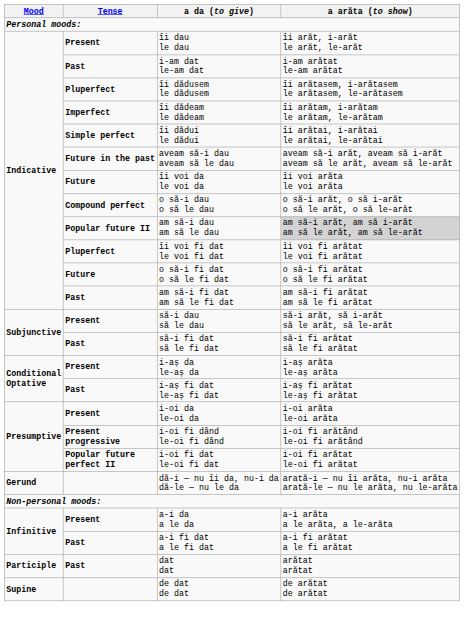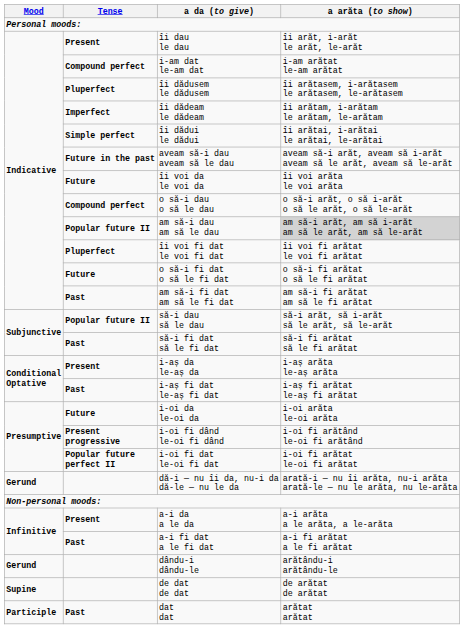(75, 66) Past -> (105, 66) Compound perfect
(83, 321) Present -> (108, 321) Popular future II
(83, 414) Present -> (80, 414) Future
+ row: (179, 566)
rows swapped: (167, 566) <-> (174, 589)
